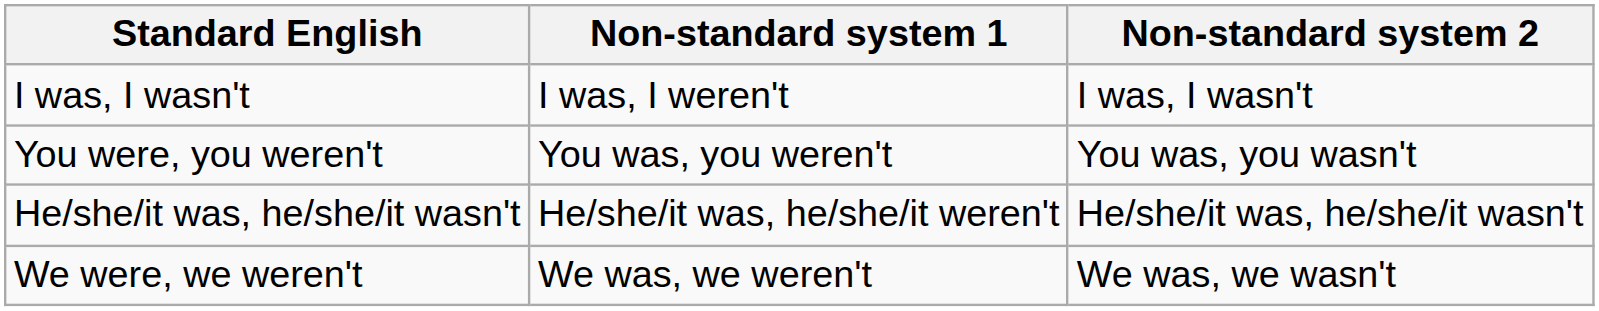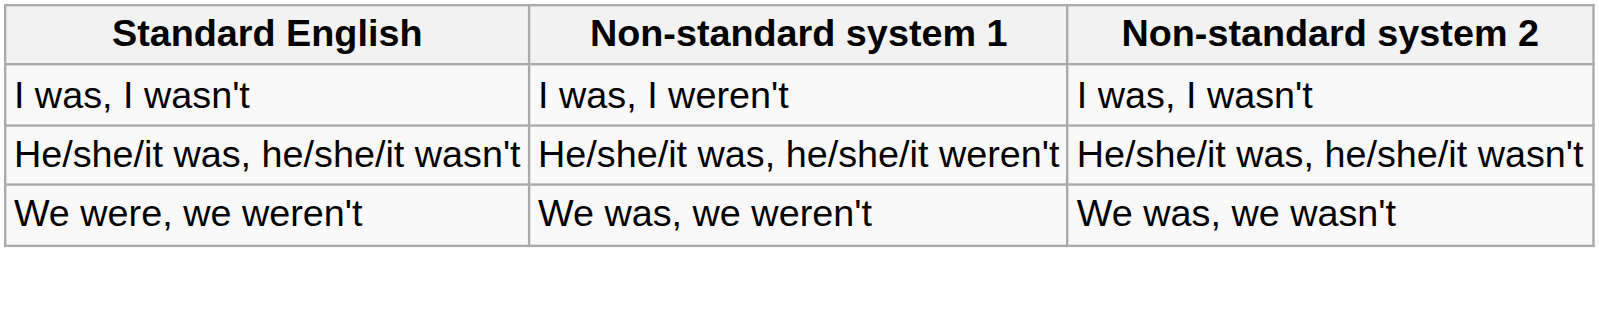- row: (198, 154)
